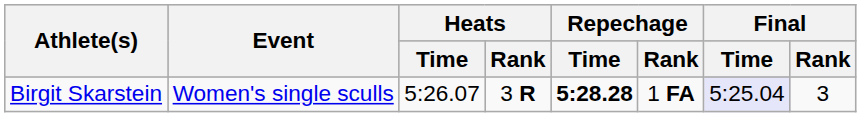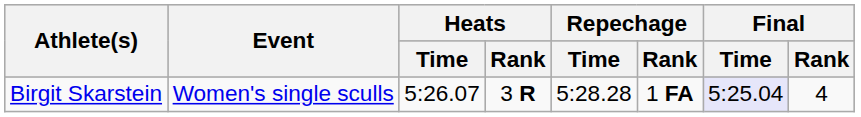(595, 94) bold -> (594, 94) normal
(823, 94) 3 -> (822, 94) 4
